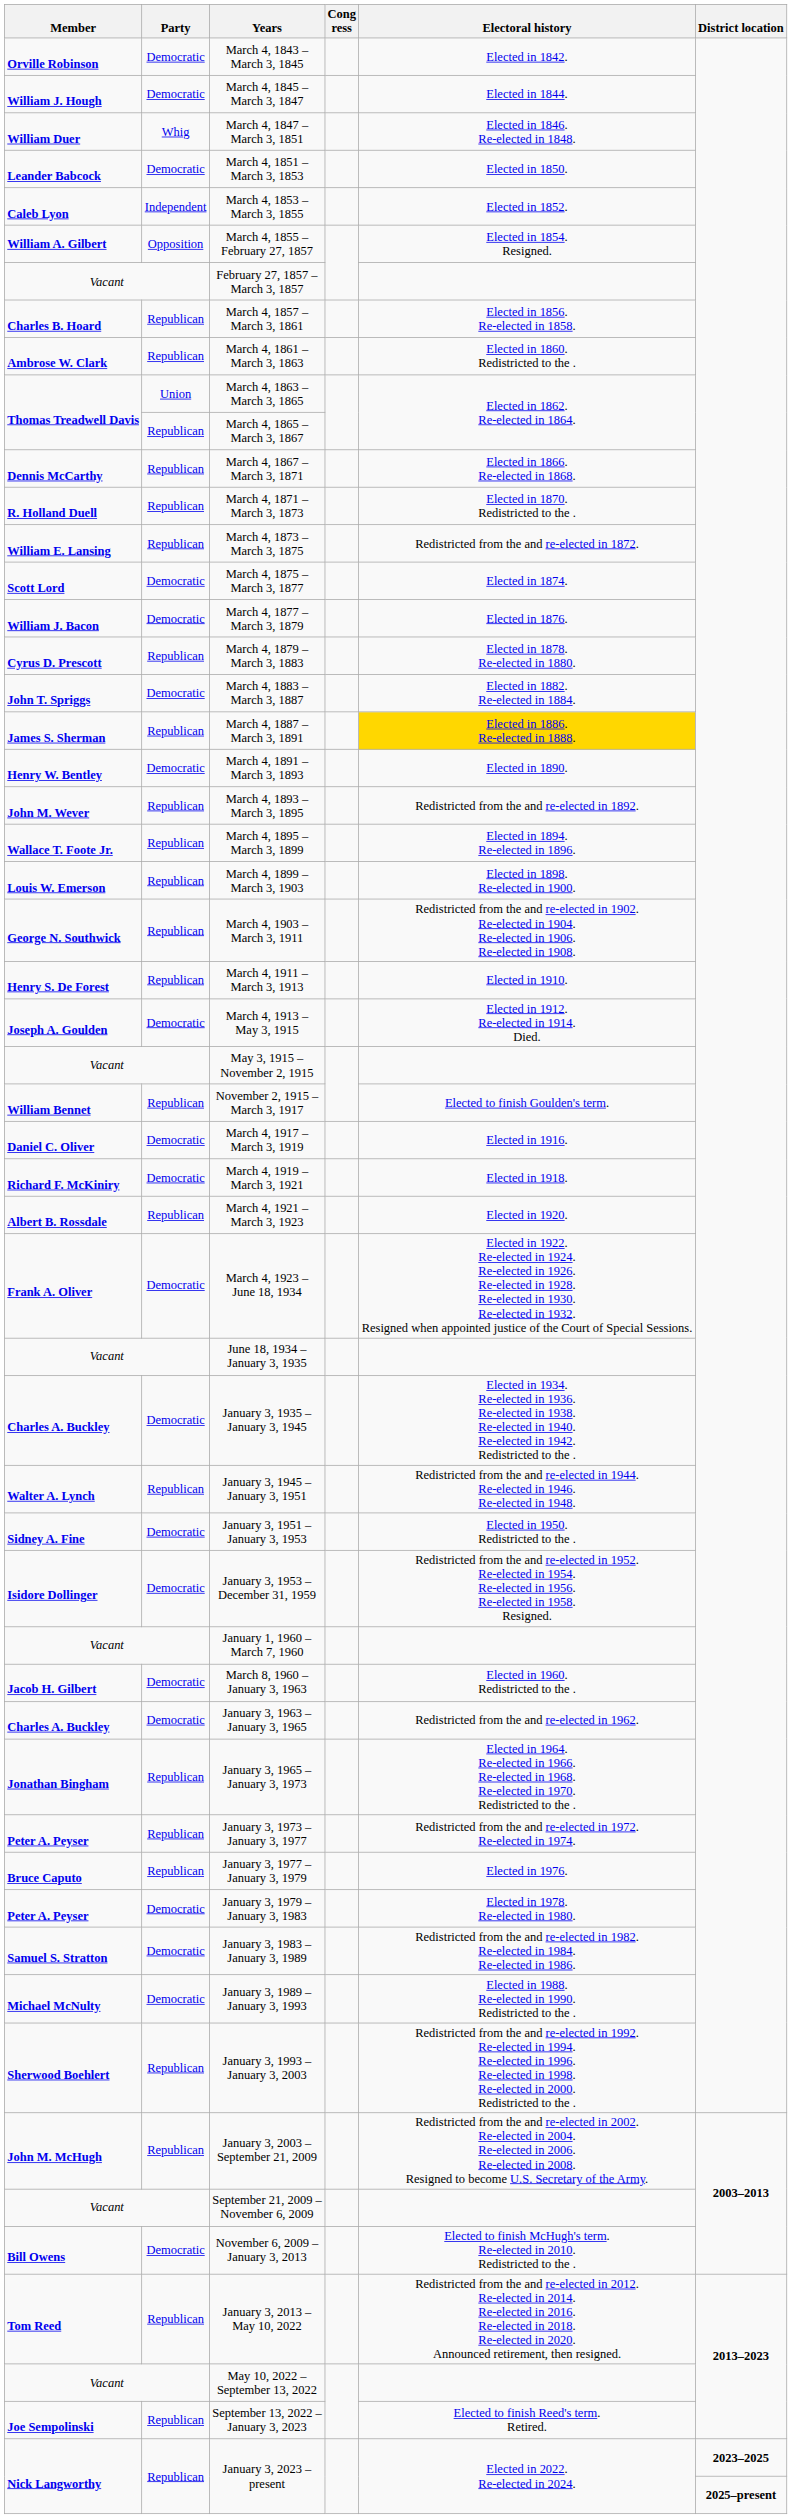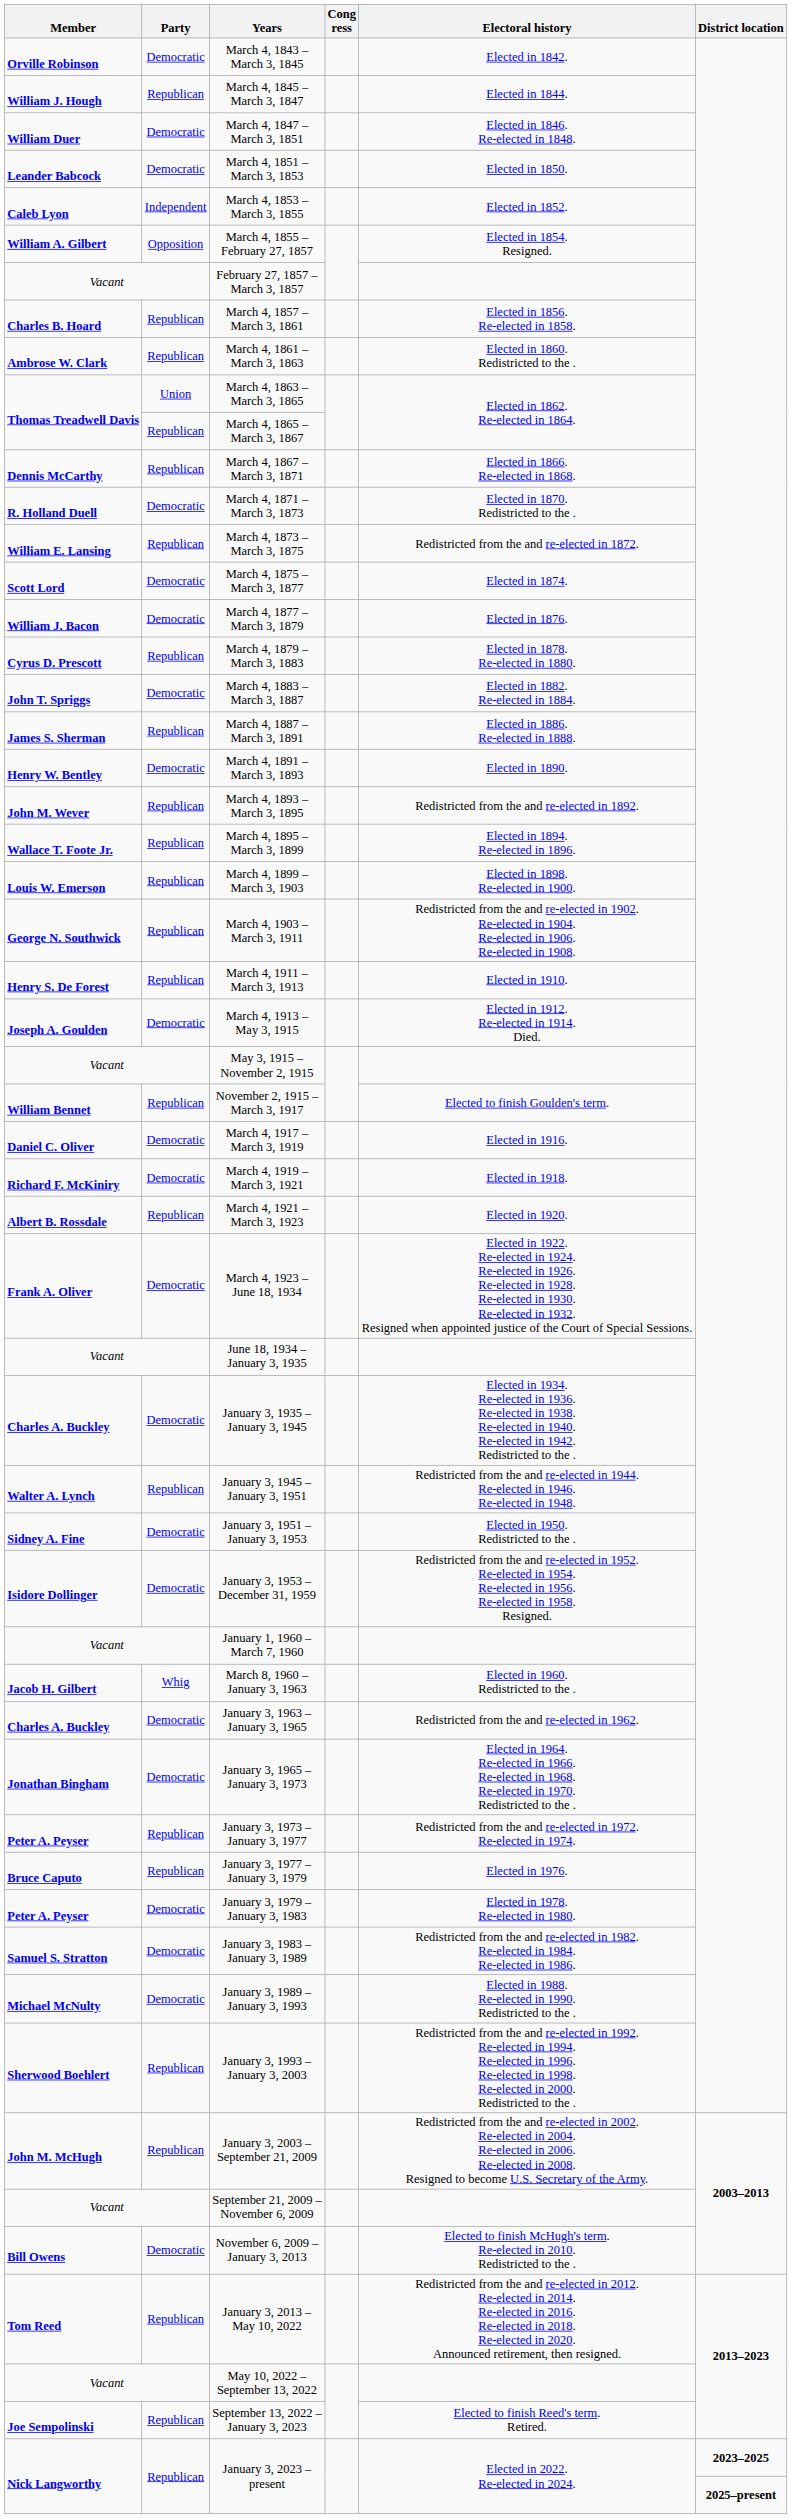(176, 94) Democratic -> (176, 94) Republican
(176, 131) Whig -> (176, 131) Democratic
(176, 506) Republican -> (176, 506) Democratic
(527, 730) gold background -> (527, 730) no background
(176, 1682) Democratic -> (176, 1682) Whig
(176, 1776) Republican -> (176, 1776) Democratic
